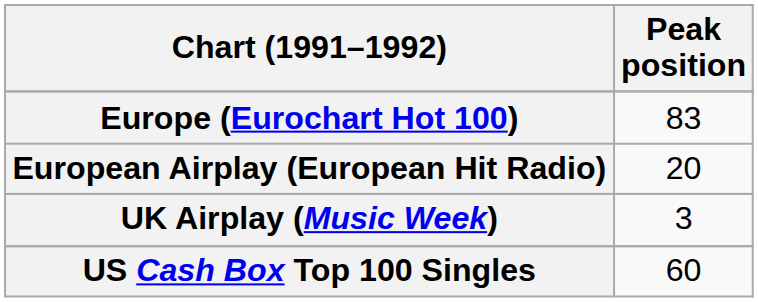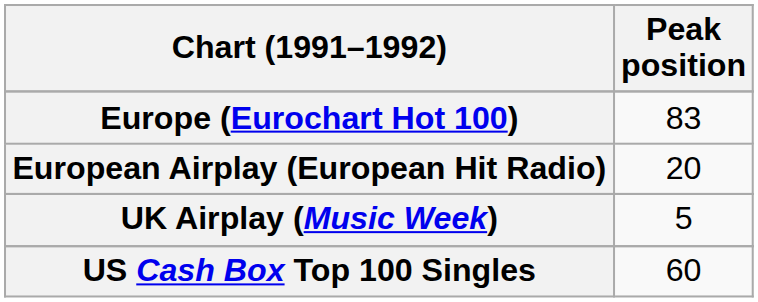(684, 219) 3 -> (684, 219) 5
